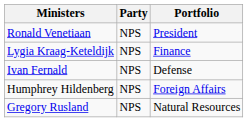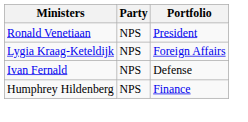(172, 51) Finance -> (189, 51) Foreign Affairs
(189, 88) Foreign Affairs -> (172, 88) Finance
- row: (48, 107)
